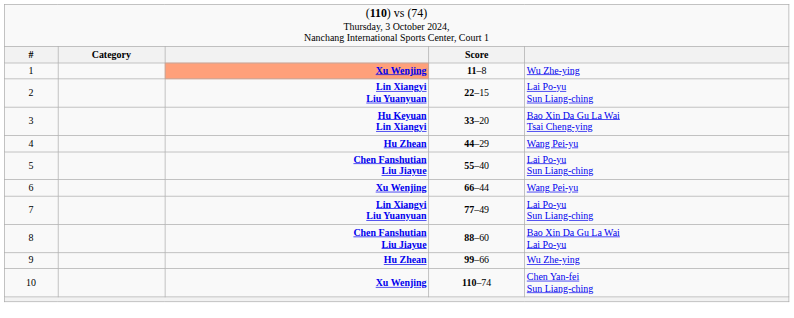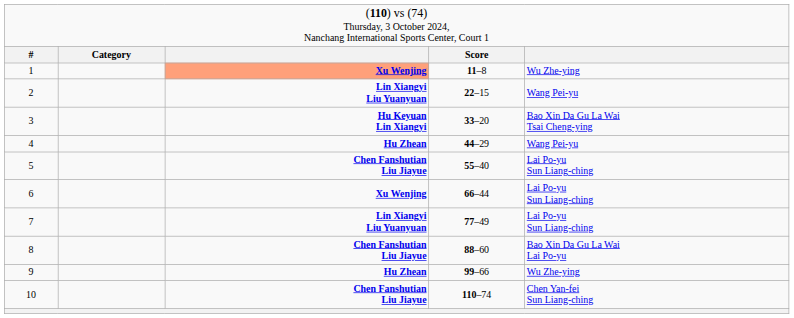(560, 93) Lai Po-yu Sun Liang-ching -> (552, 93) Wang Pei-yu
(552, 188) Wang Pei-yu -> (560, 194) Lai Po-yu Sun Liang-ching
(401, 283) Xu Wenjing -> (390, 295) Chen Fanshutian Liu Jiayue
